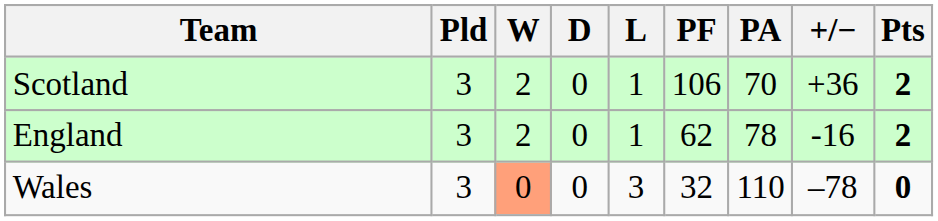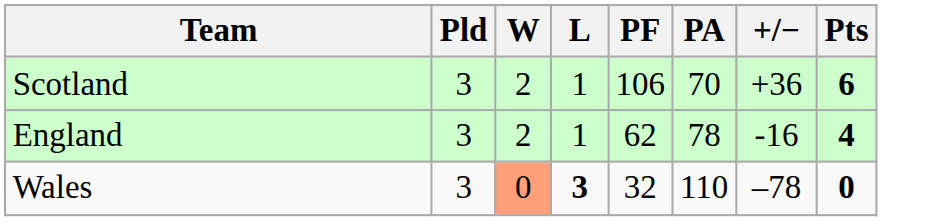- column: (580, 30)
(903, 82) 2 -> (847, 82) 6
(903, 135) 2 -> (847, 135) 4
(636, 187) normal -> (580, 187) bold
